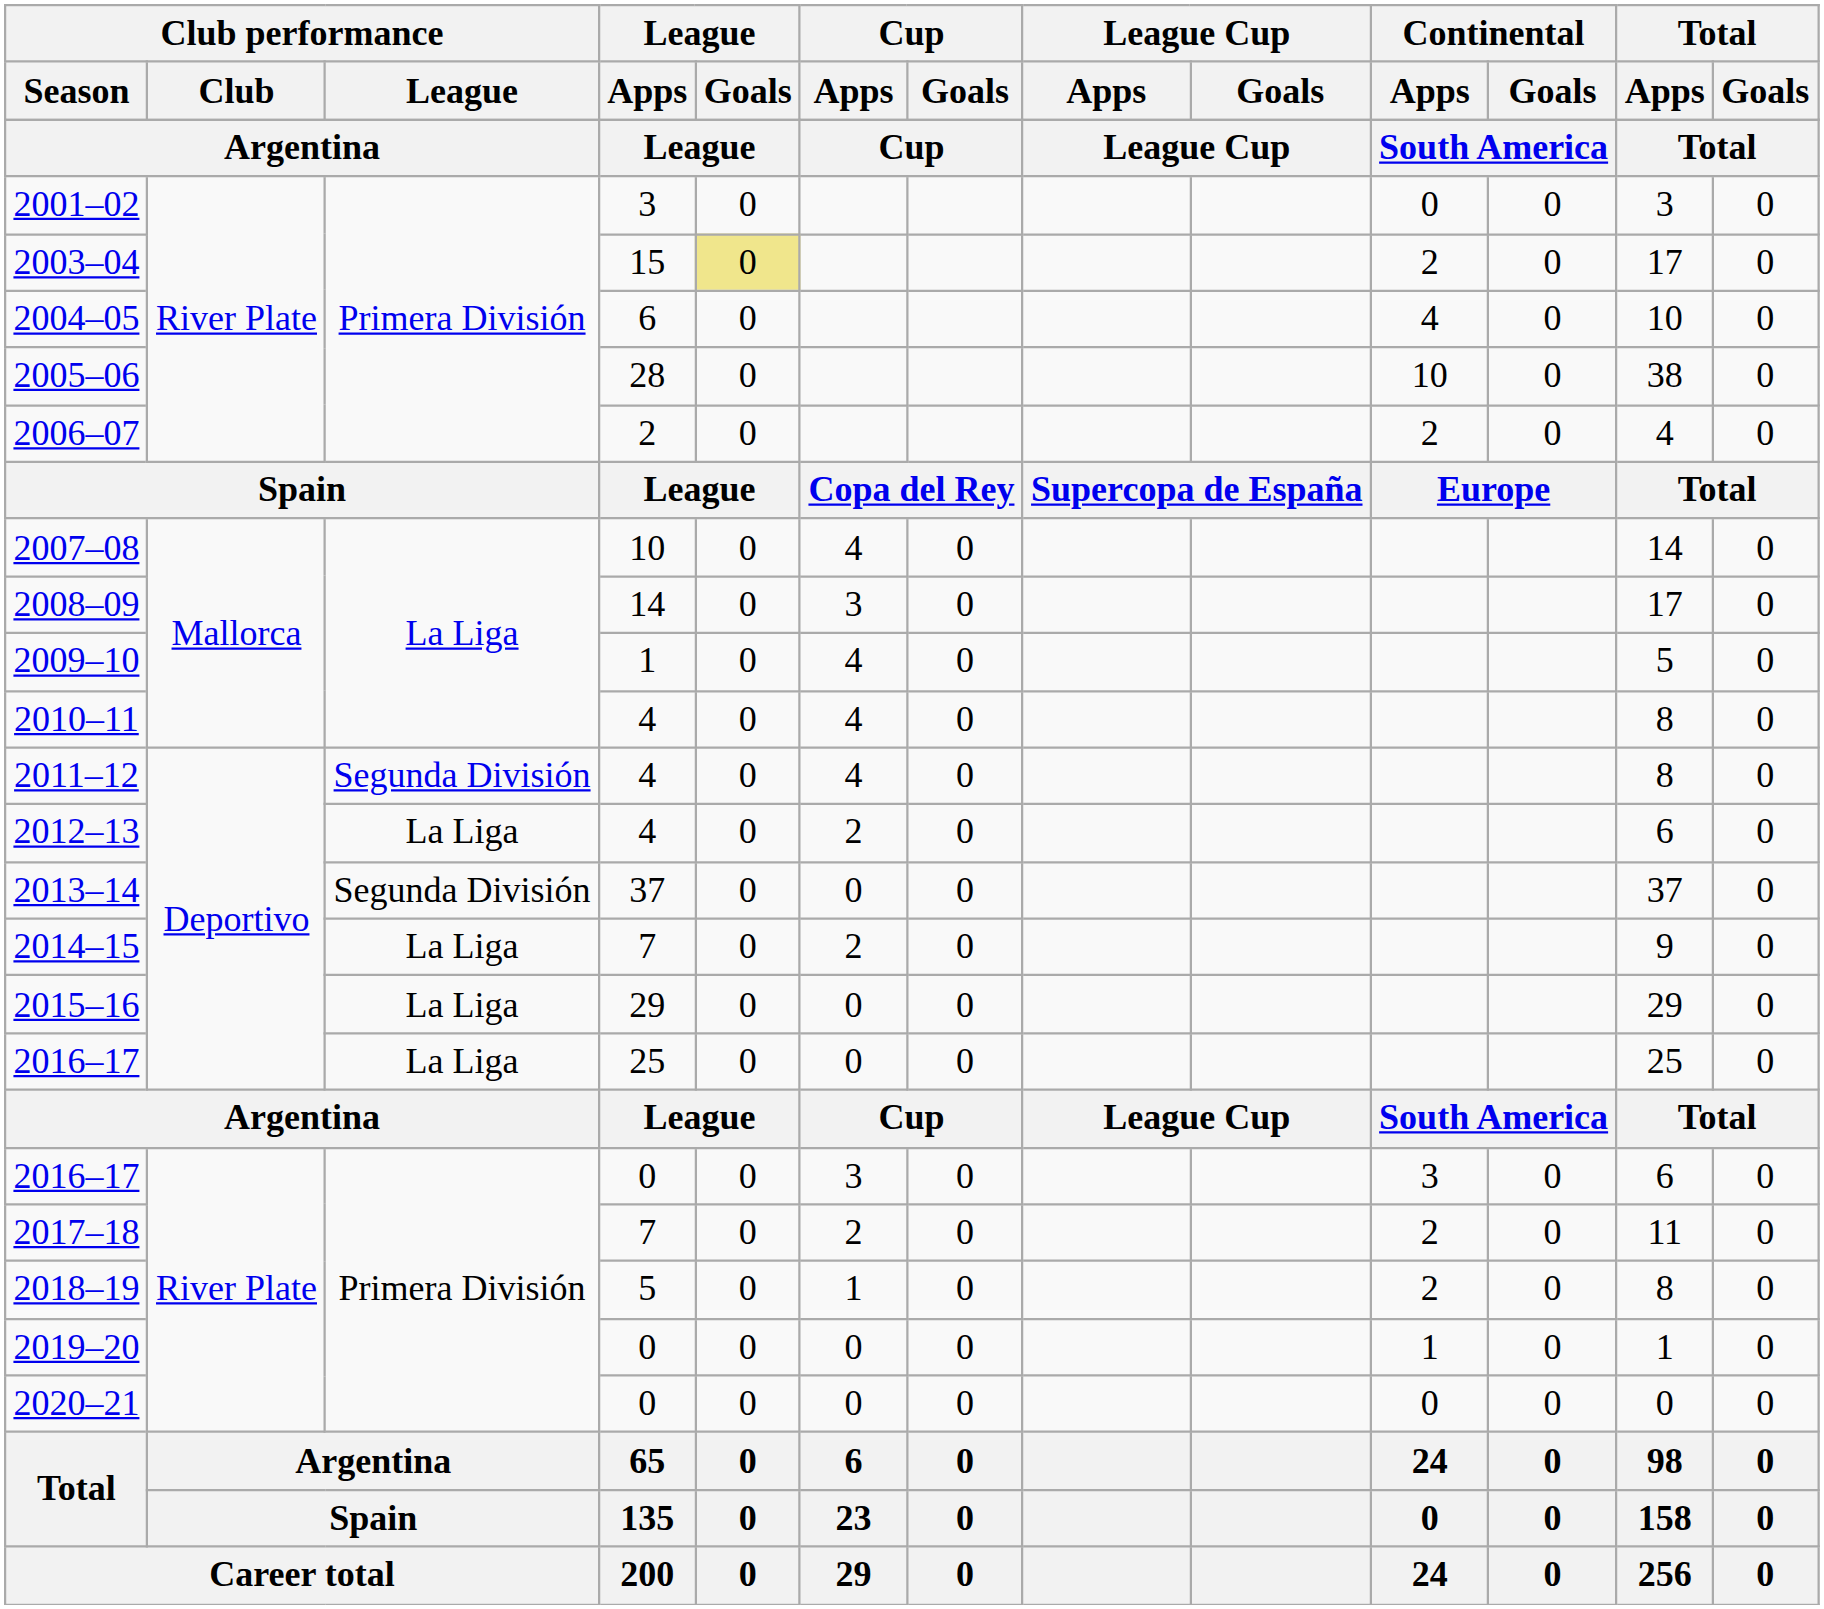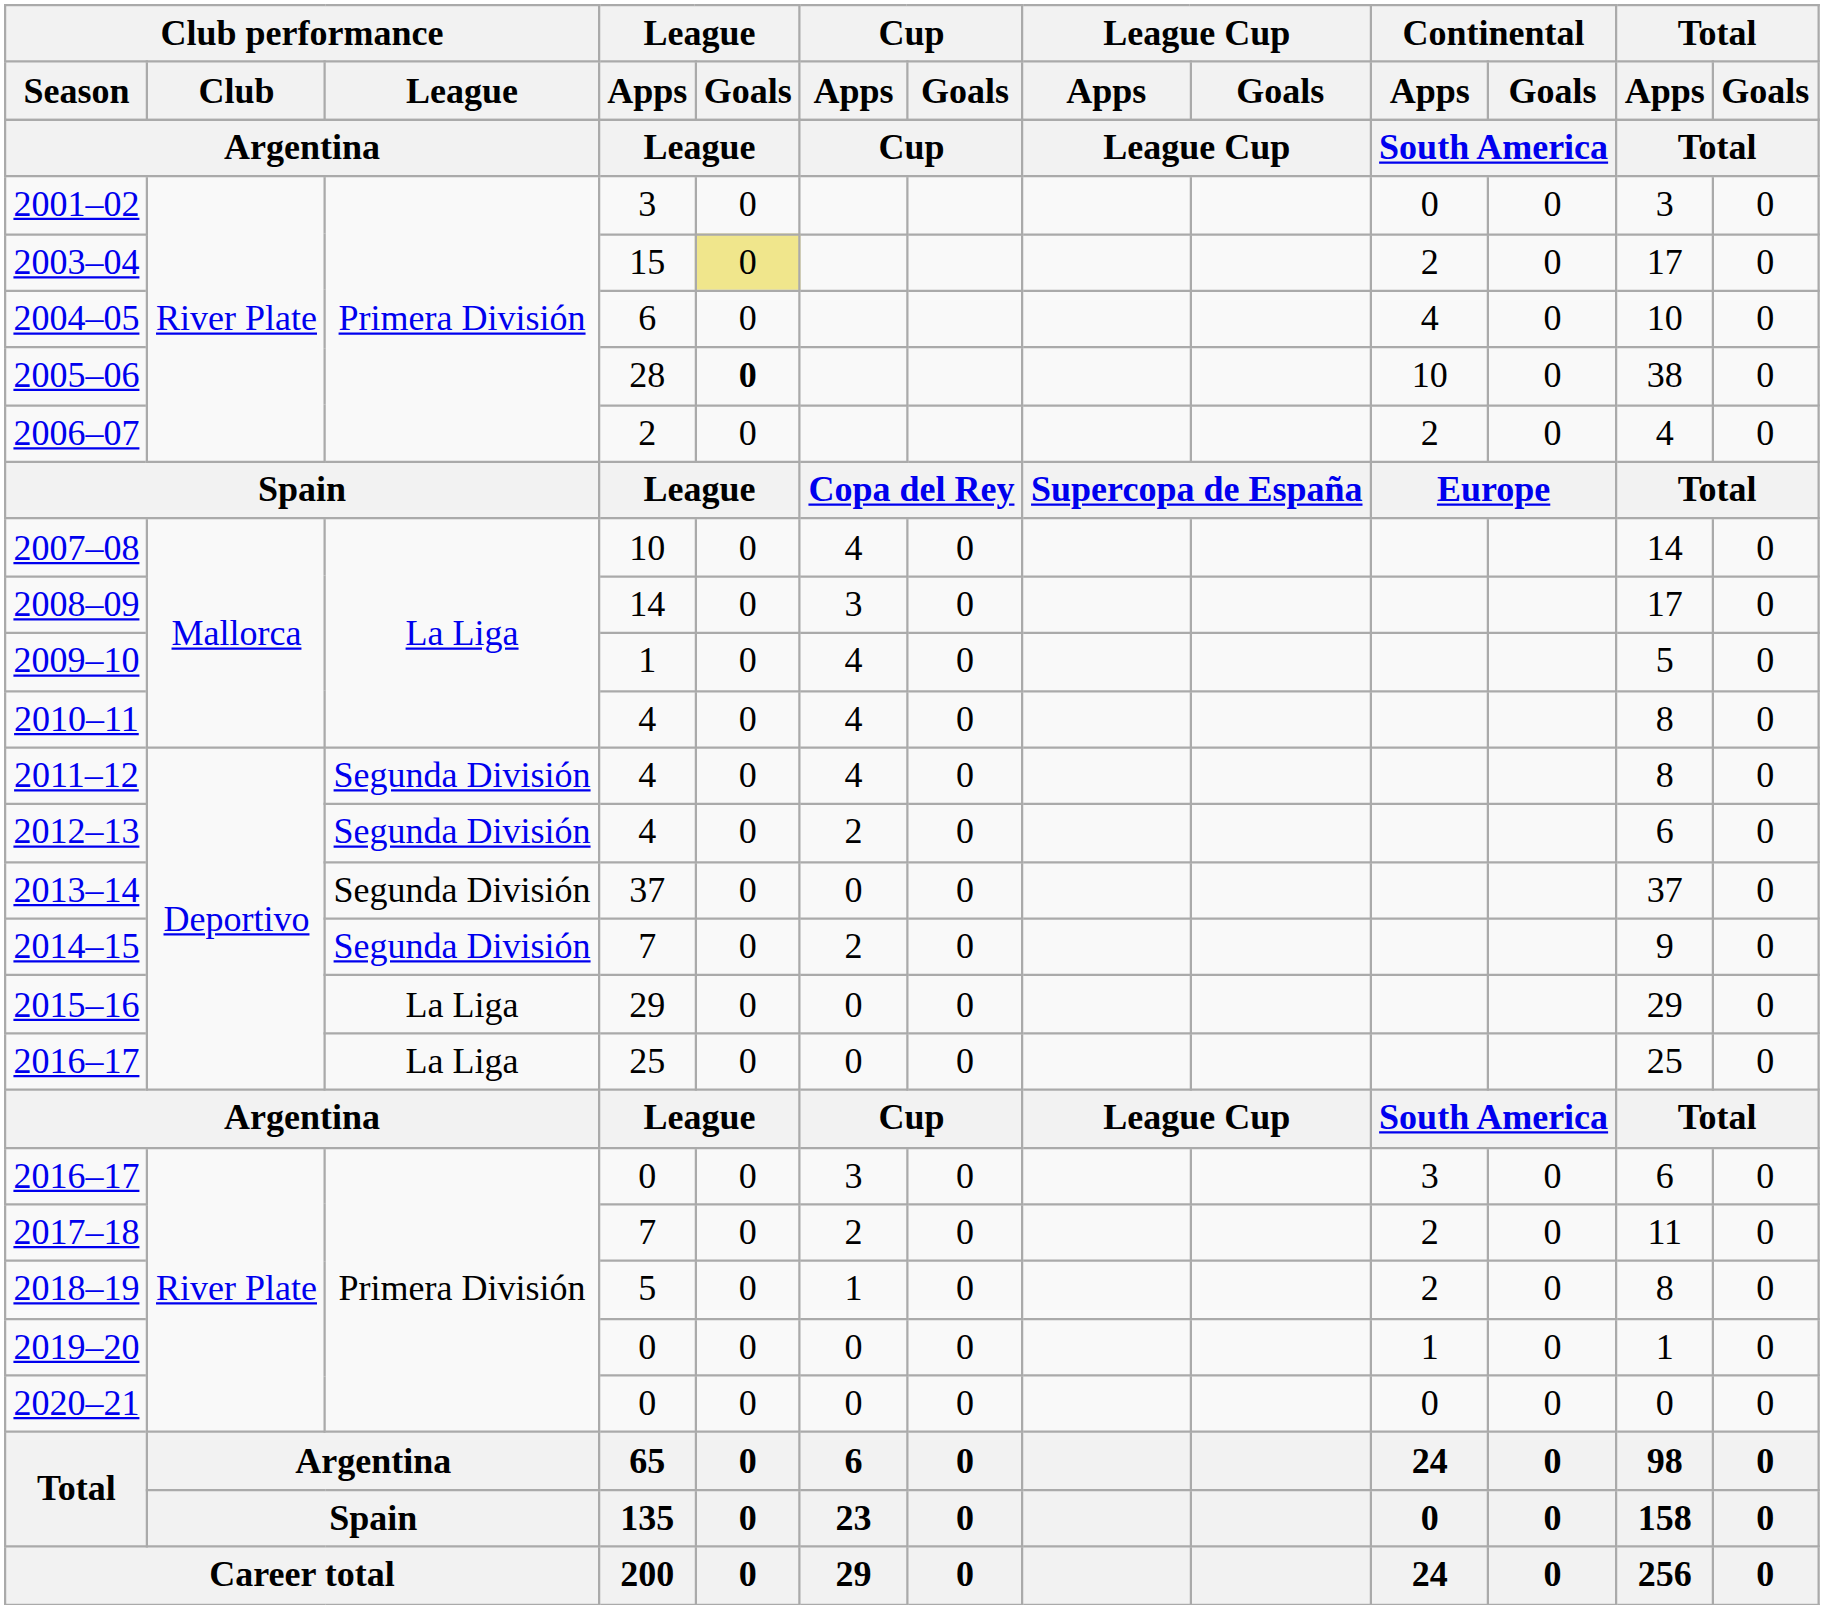(748, 375) normal -> (748, 375) bold
(462, 832) La Liga -> (462, 832) Segunda División
(462, 946) La Liga -> (462, 946) Segunda División
